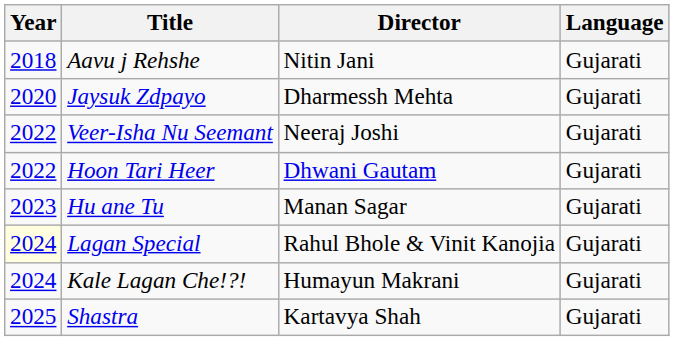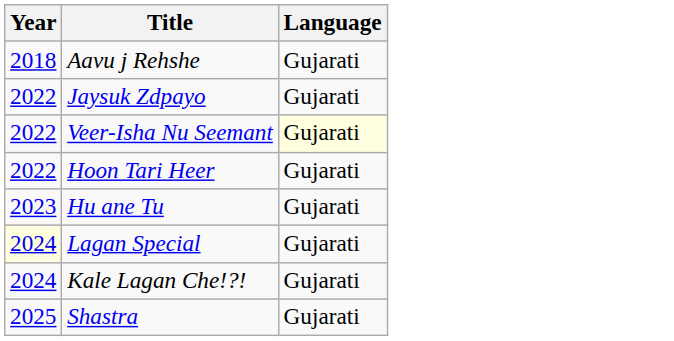- column: (419, 22)
(33, 96) 2020 -> (33, 96) 2022
(604, 133) no background -> (322, 133) lightyellow background
